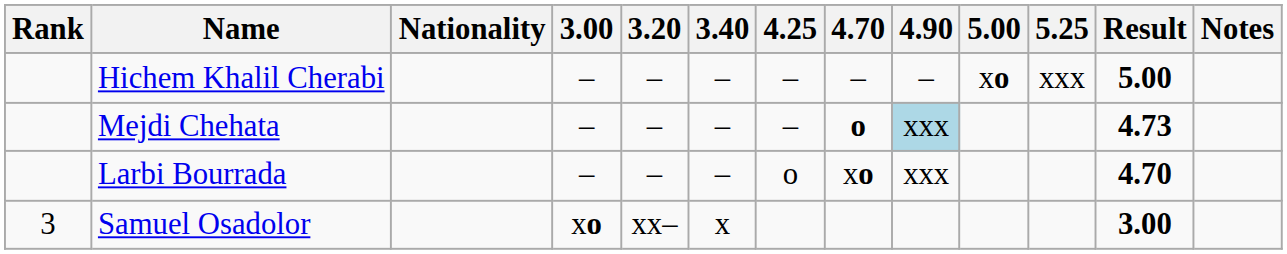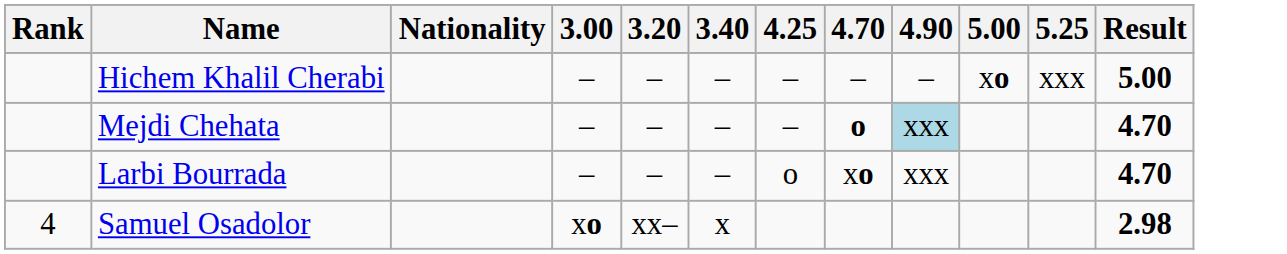- column: (1238, 28)
(1145, 126) 4.73 -> (1145, 126) 4.70
(48, 223) 3 -> (48, 223) 4
(1145, 223) 3.00 -> (1145, 223) 2.98
